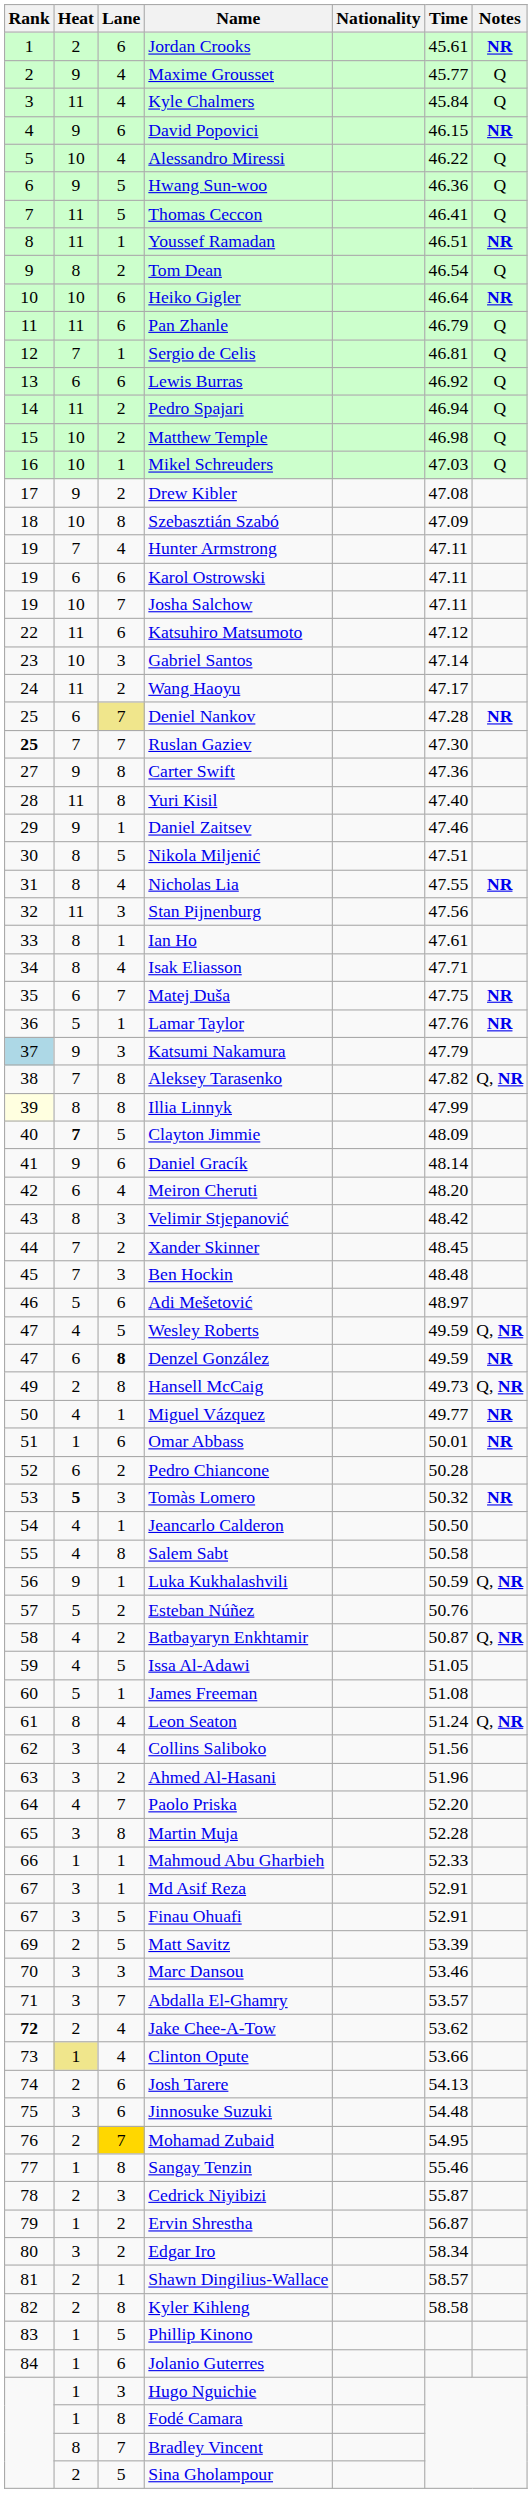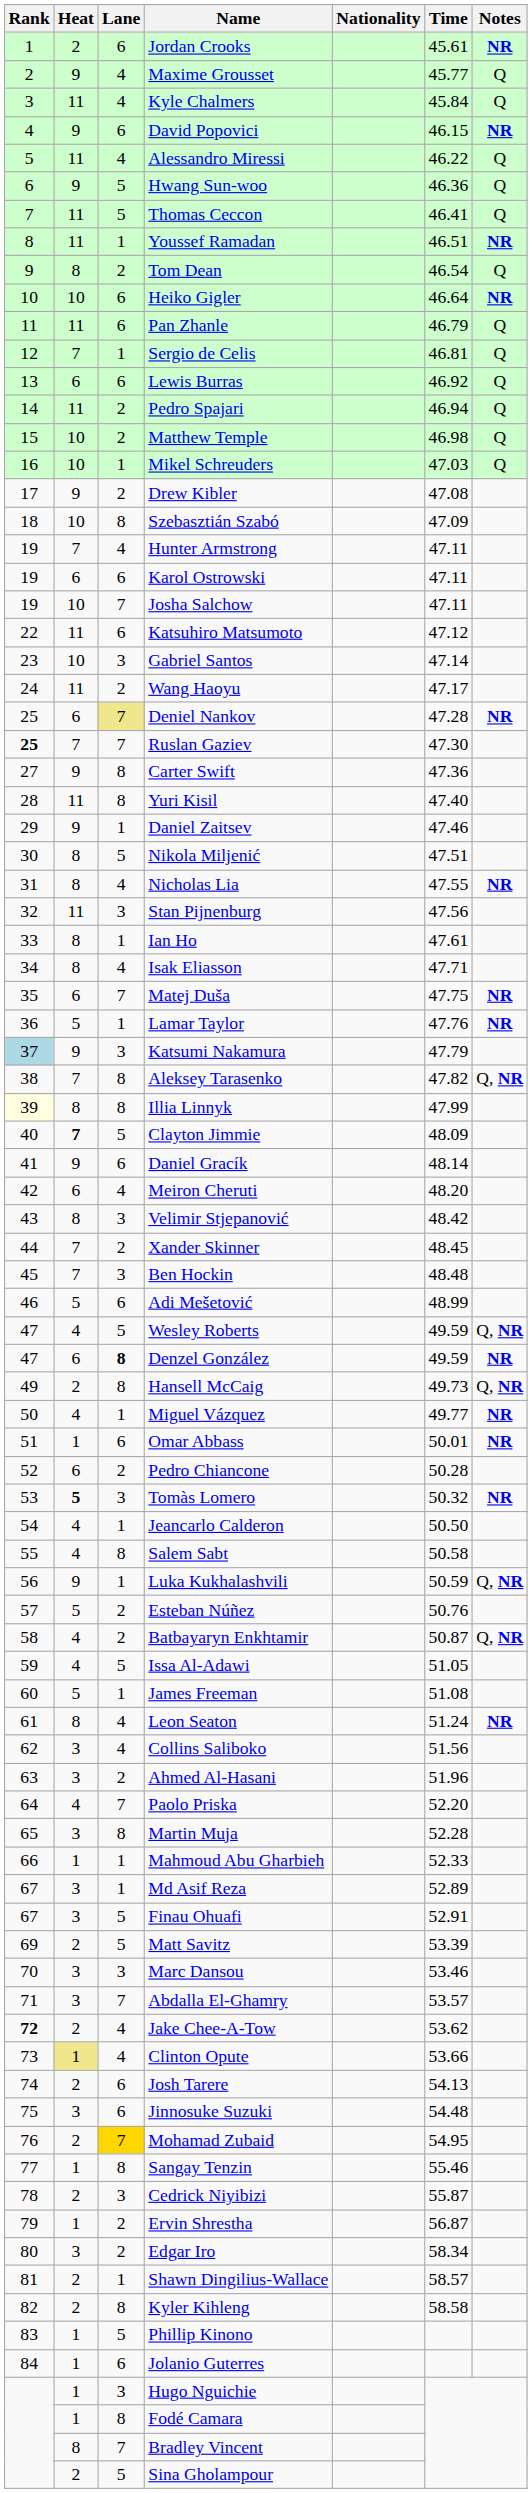(76, 158) 10 -> (76, 158) 11
(448, 1302) 48.97 -> (448, 1302) 48.99
(500, 1721) Q, NR -> (500, 1721) NR
(448, 1888) 52.91 -> (448, 1888) 52.89
